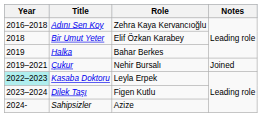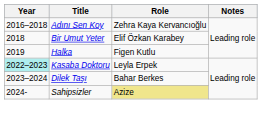(139, 51) Bahar Berkes -> (135, 51) Figen Kutlu
- row: (62, 65)
(135, 92) Figen Kutlu -> (139, 78) Bahar Berkes
(124, 105) no background -> (124, 92) khaki background
